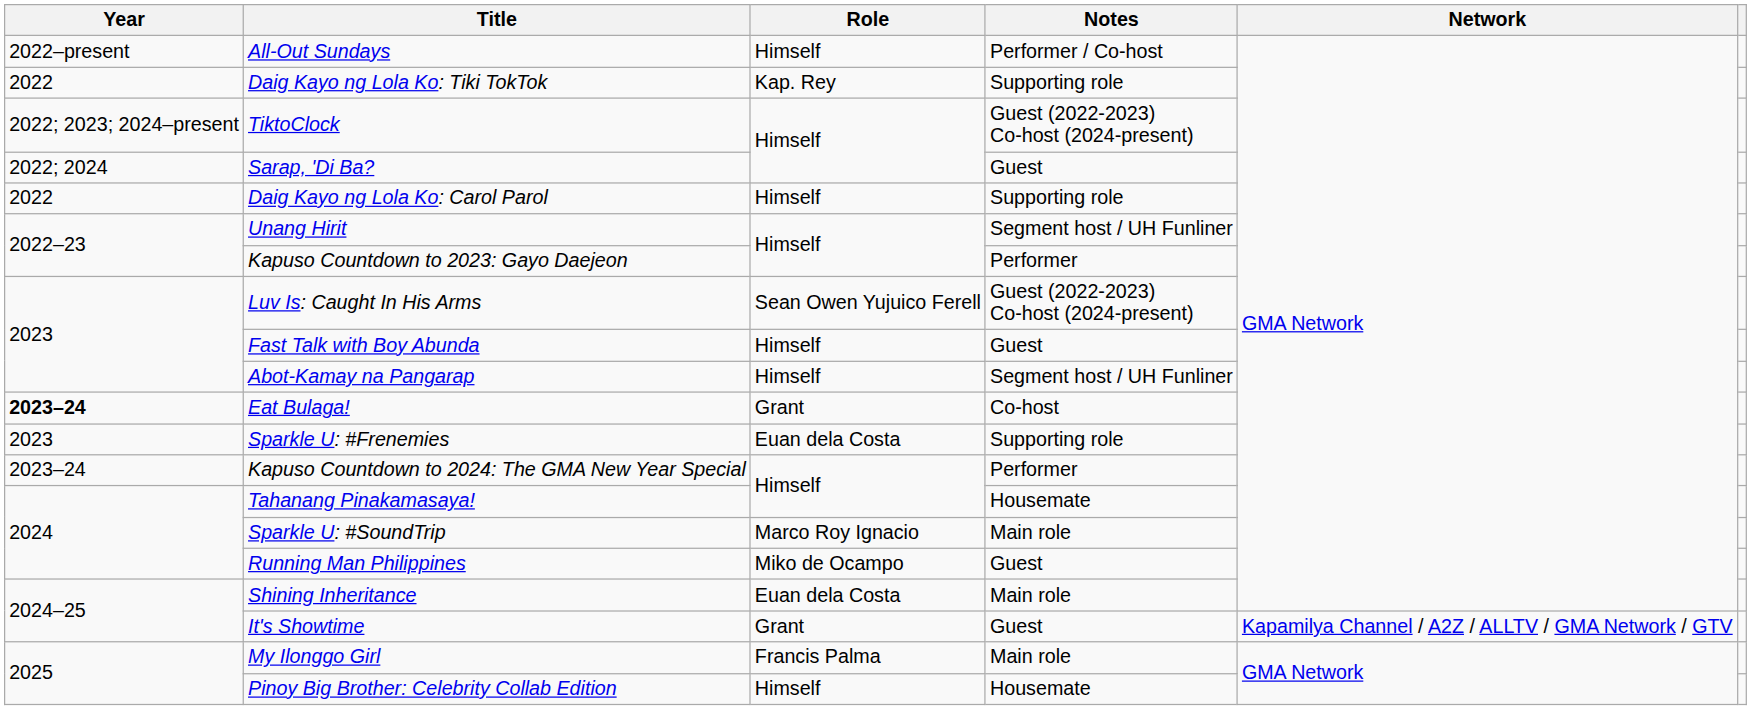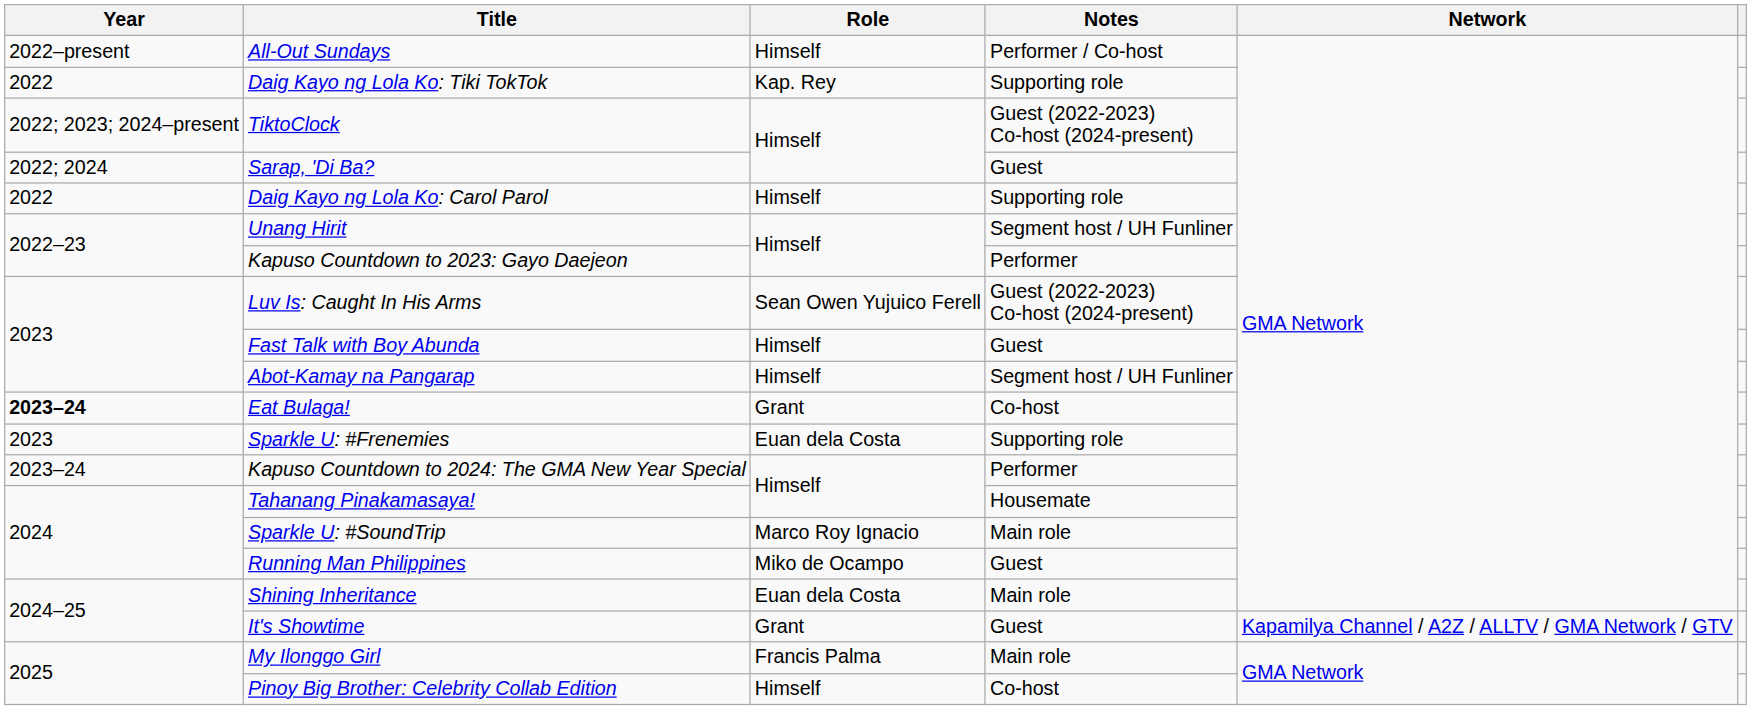(1040, 688) Housemate -> (1024, 688) Co-host
